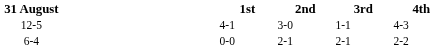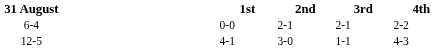rows swapped: (31, 25) <-> (31, 41)
